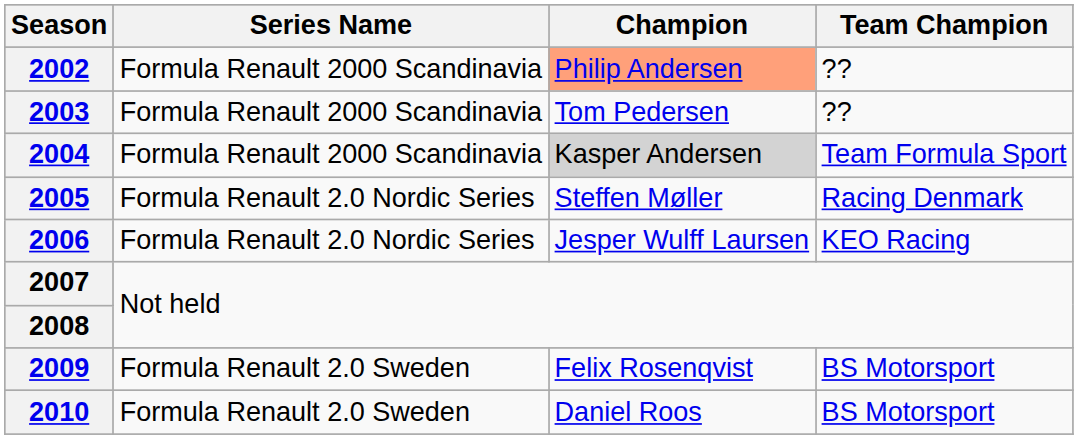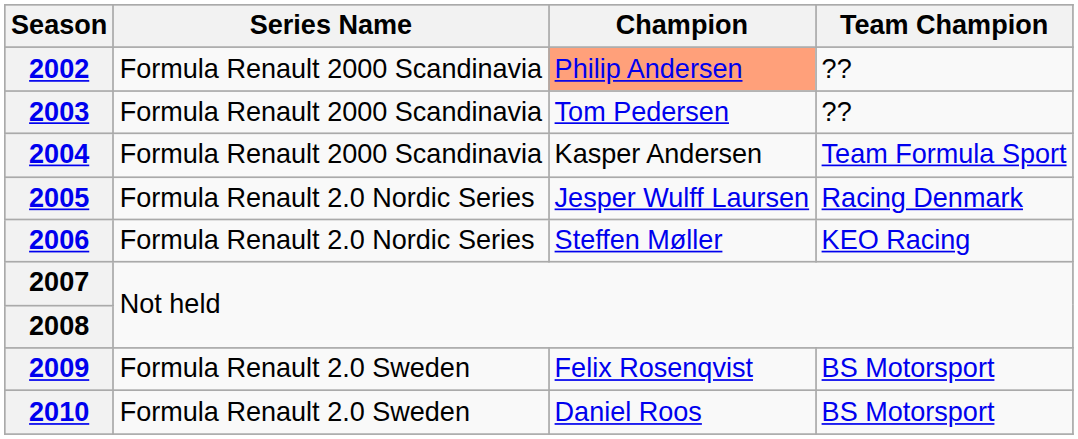(658, 154) lightgrey background -> (658, 154) no background
(639, 197) Steffen Møller -> (682, 197) Jesper Wulff Laursen
(682, 240) Jesper Wulff Laursen -> (639, 240) Steffen Møller
